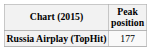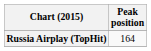(128, 38) 177 -> (128, 38) 164
